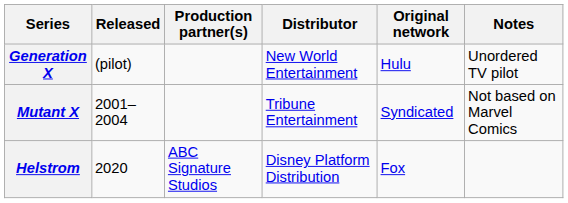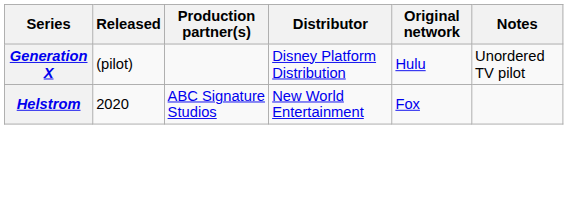(312, 64) New World Entertainment -> (324, 64) Disney Platform Distribution
- row: (48, 112)
(318, 169) Disney Platform Distribution -> (318, 104) New World Entertainment
